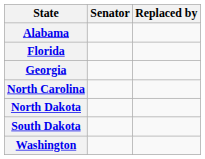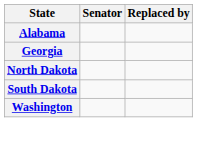- row: (46, 51)
- row: (46, 88)
